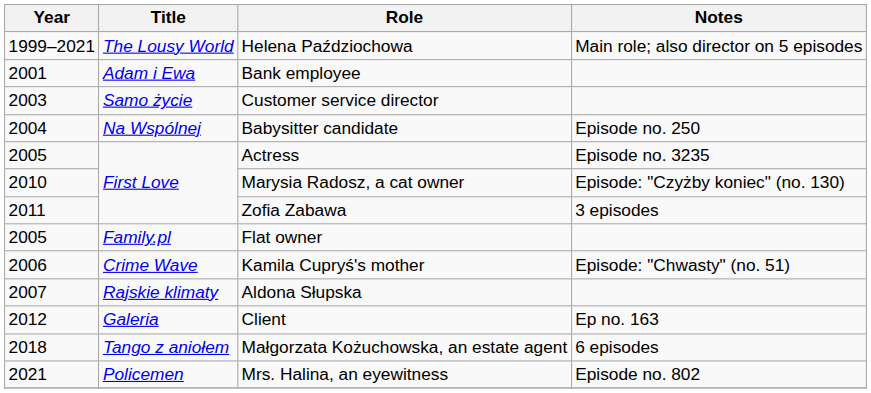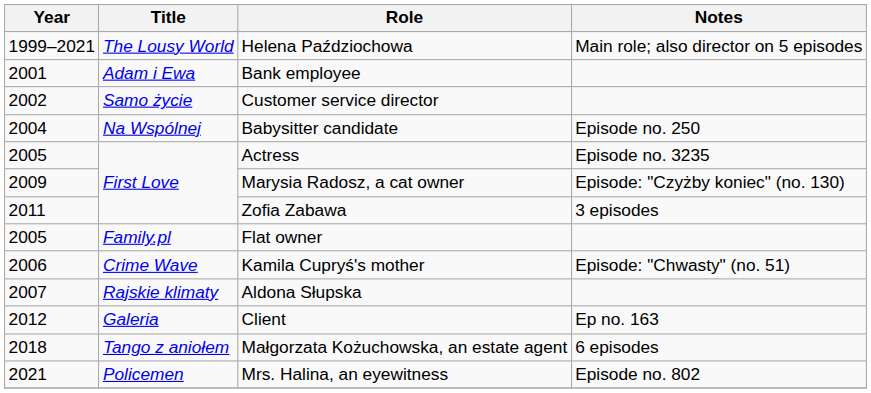(28, 100) 2003 -> (28, 100) 2002
(28, 182) 2010 -> (28, 182) 2009
